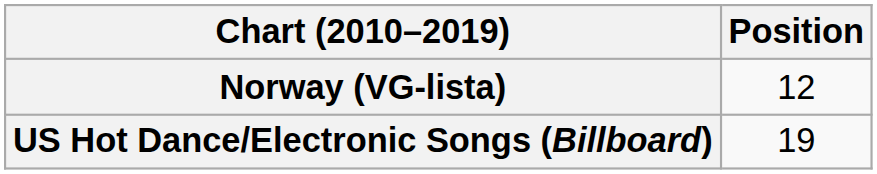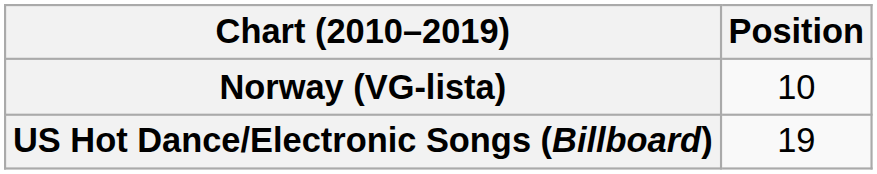(796, 86) 12 -> (796, 86) 10
